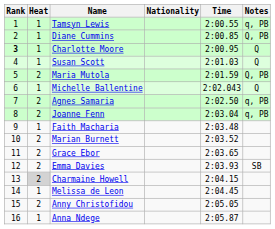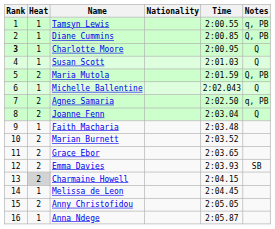(257, 114) q, PB -> (257, 114) Q
